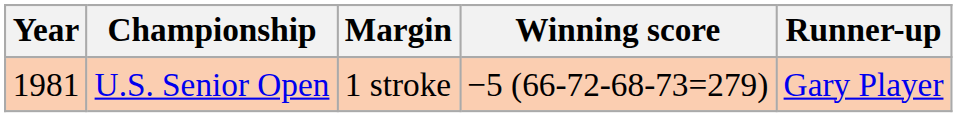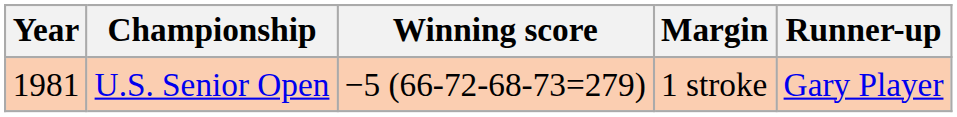columns swapped: (618, 30) <-> (398, 30)
